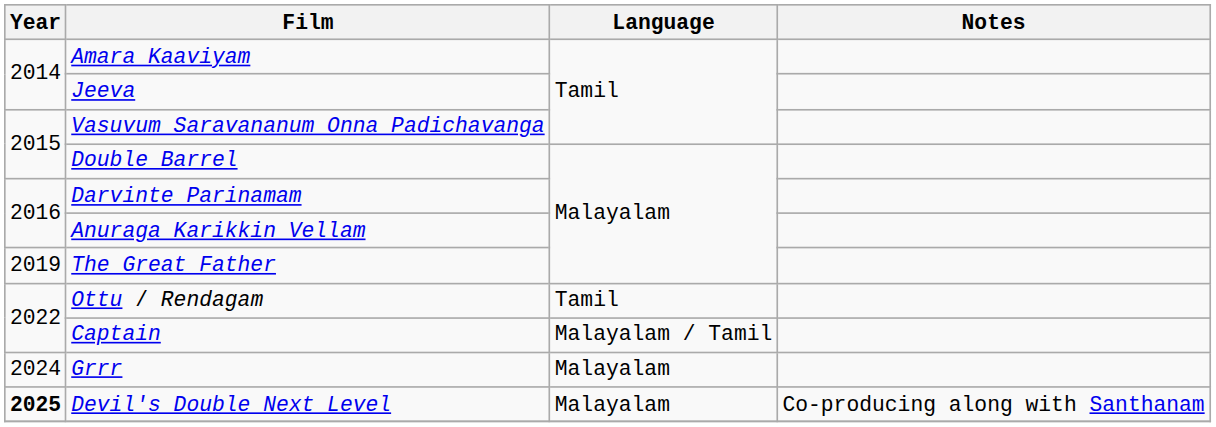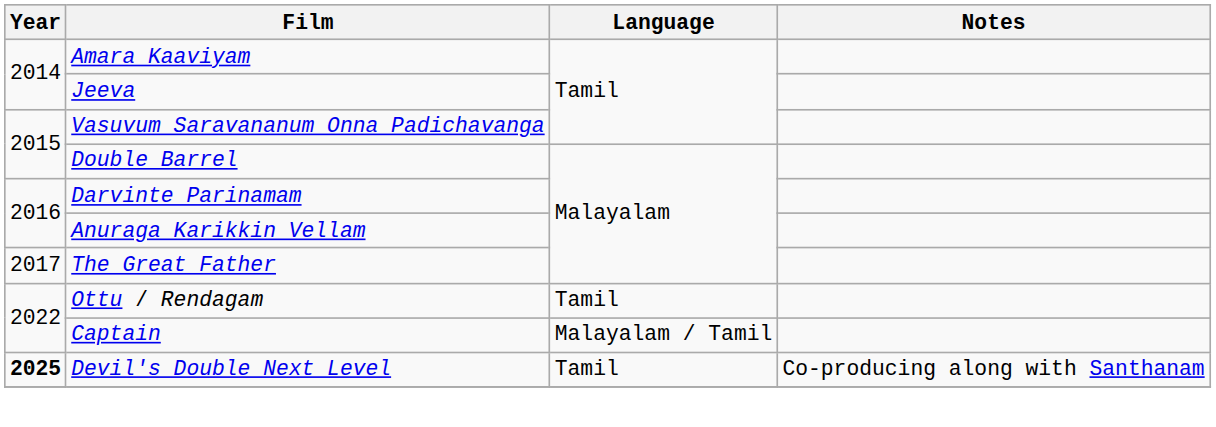(35, 265) 2019 -> (35, 265) 2017
- row: (97, 370)
(612, 404) Malayalam -> (587, 370) Tamil
